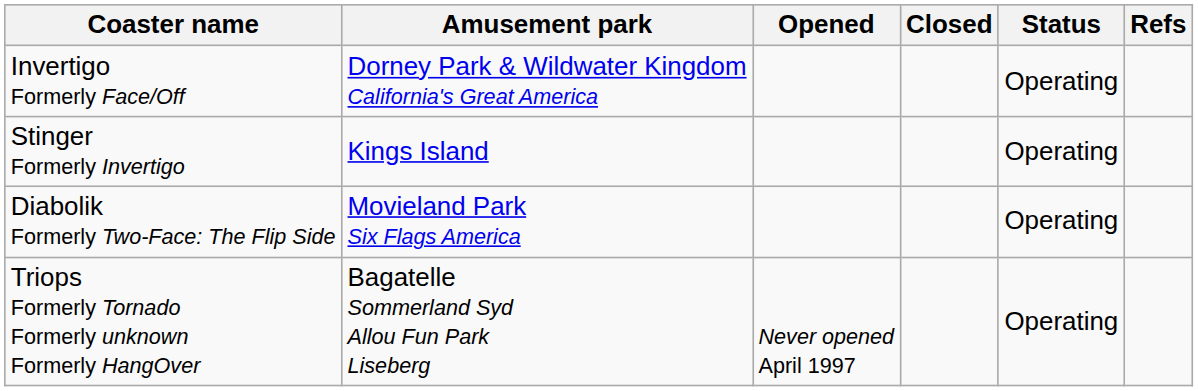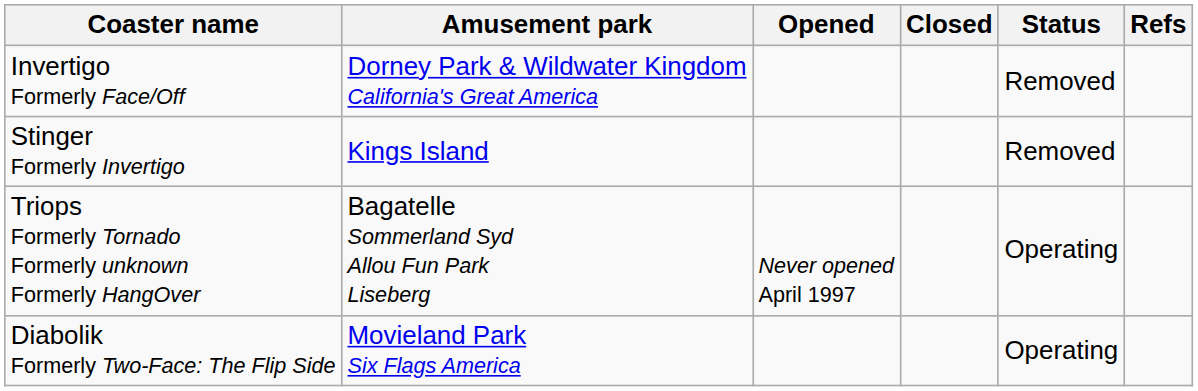(1061, 80) Operating -> (1060, 80) Removed
(1061, 151) Operating -> (1060, 151) Removed
rows swapped: (106, 320) <-> (173, 221)
